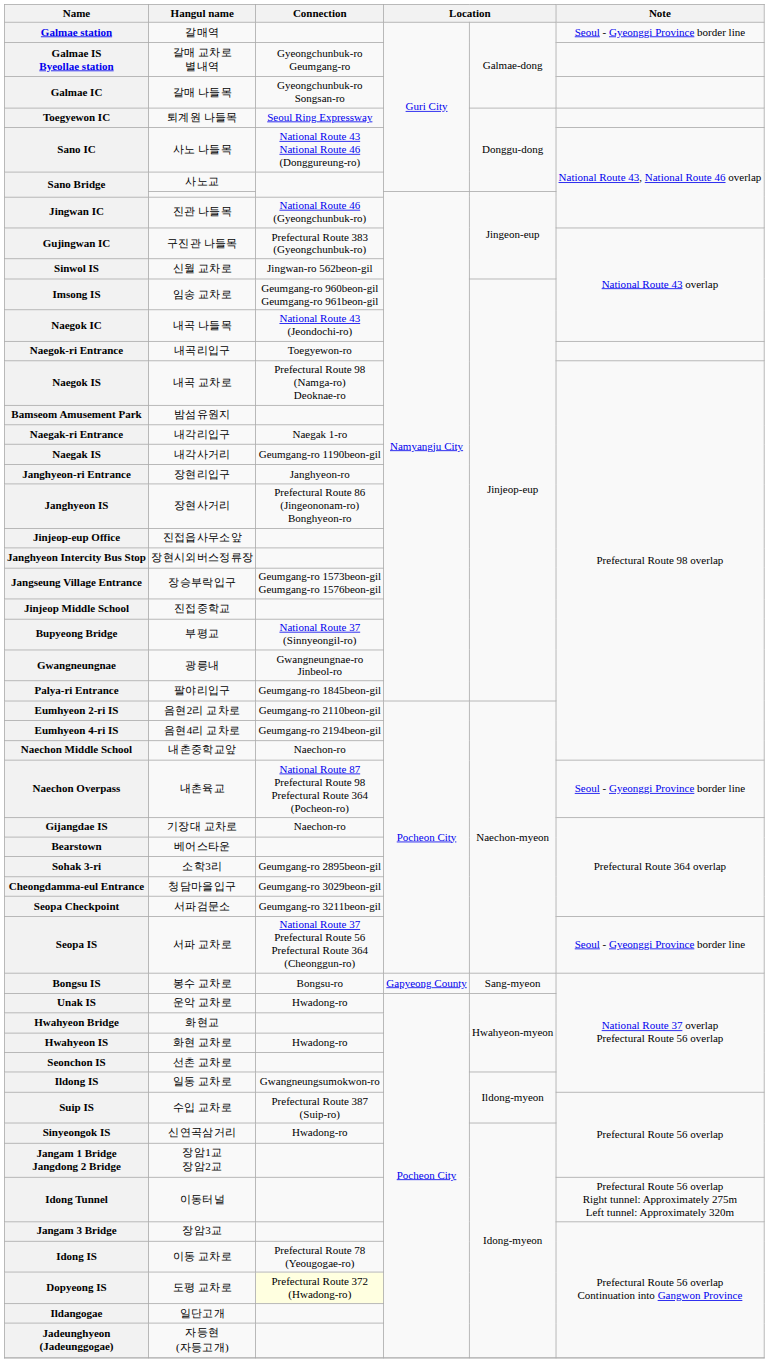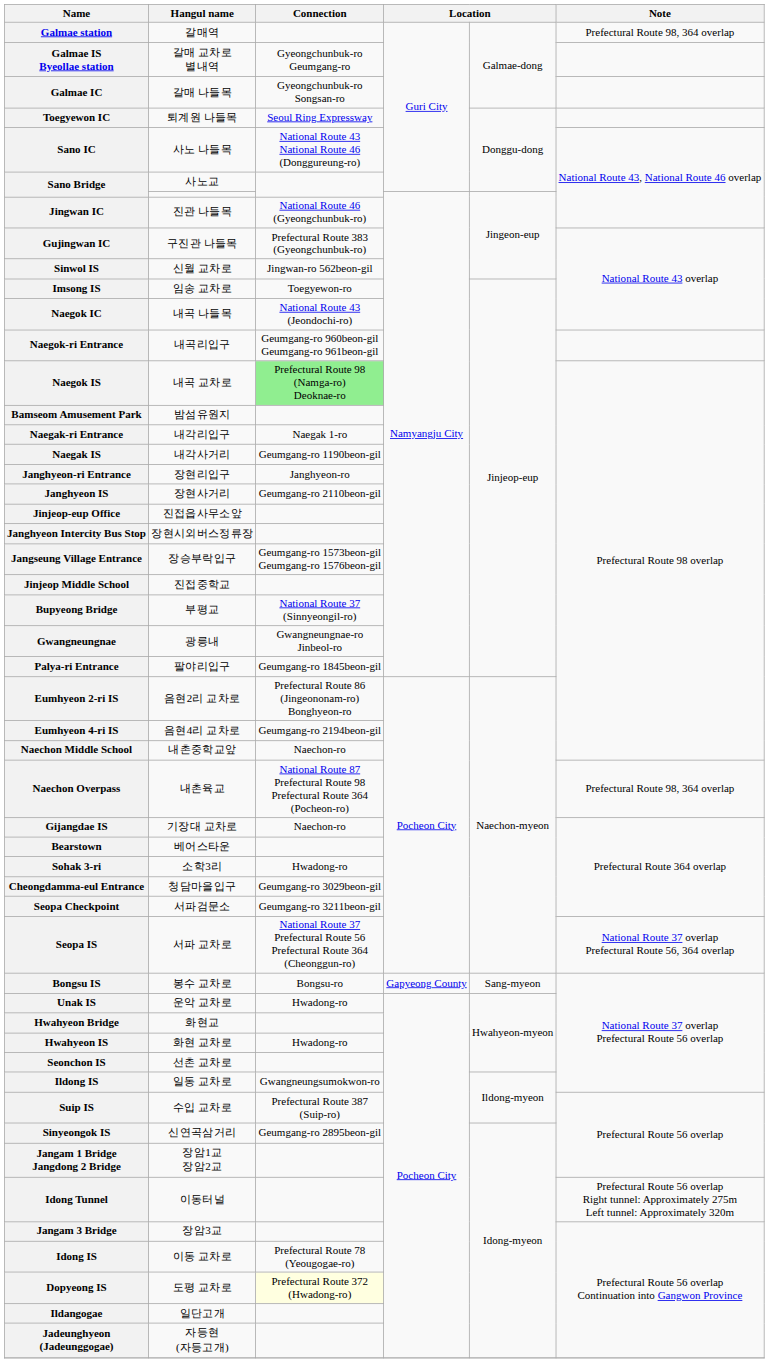(660, 32) Seoul - Gyeonggi Province border line -> (660, 32) Prefectural Route 98, 364 overlap
(320, 294) Geumgang-ro 960beon-gil Geumgang-ro 961beon-gil -> (320, 288) Toegyewon-ro
(320, 350) Toegyewon-ro -> (320, 345) Geumgang-ro 960beon-gil Geumgang-ro 961beon-gil
(320, 382) no background -> (320, 382) lightgreen background
(320, 505) Prefectural Route 86 (Jingeononam-ro) Bonghyeon-ro -> (320, 493) Geumgang-ro 2110beon-gil
(320, 710) Geumgang-ro 2110beon-gil -> (320, 698) Prefectural Route 86 (Jingeononam-ro) Bonghyeon-ro
(660, 788) Seoul - Gyeonggi Province border line -> (660, 788) Prefectural Route 98, 364 overlap
(320, 866) Geumgang-ro 2895beon-gil -> (320, 866) Hwadong-ro
(660, 944) Seoul - Gyeonggi Province border line -> (660, 944) National Route 37 overlap Prefectural Route 56, 364 overlap
(320, 1132) Hwadong-ro -> (320, 1132) Geumgang-ro 2895beon-gil
